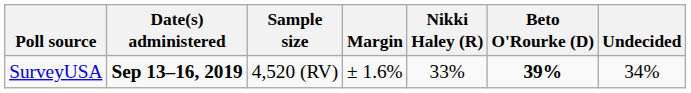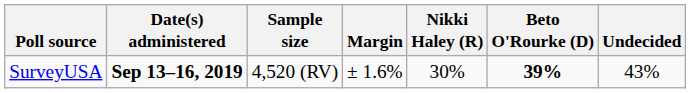(447, 71) 33% -> (447, 71) 30%
(642, 71) 34% -> (642, 71) 43%
